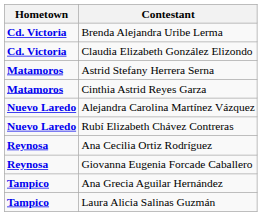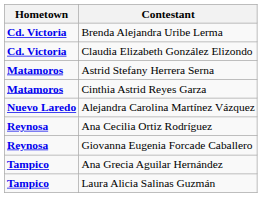- row: (157, 126)
